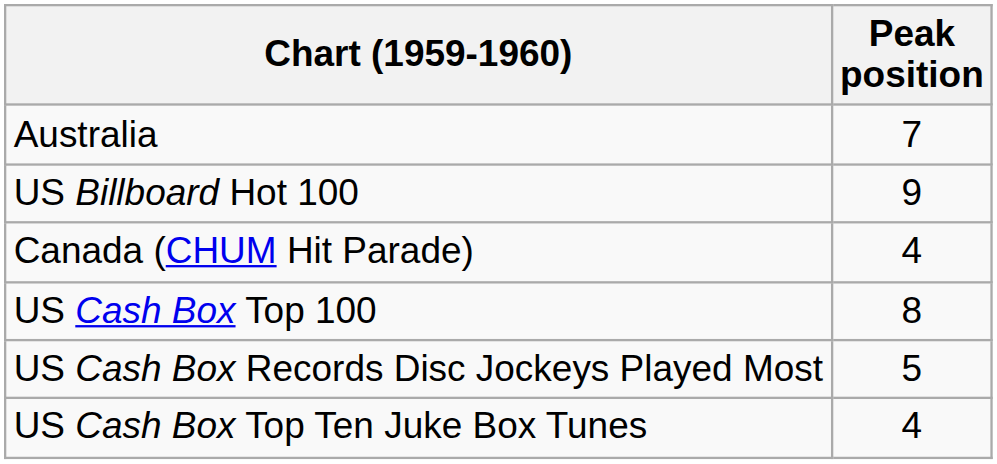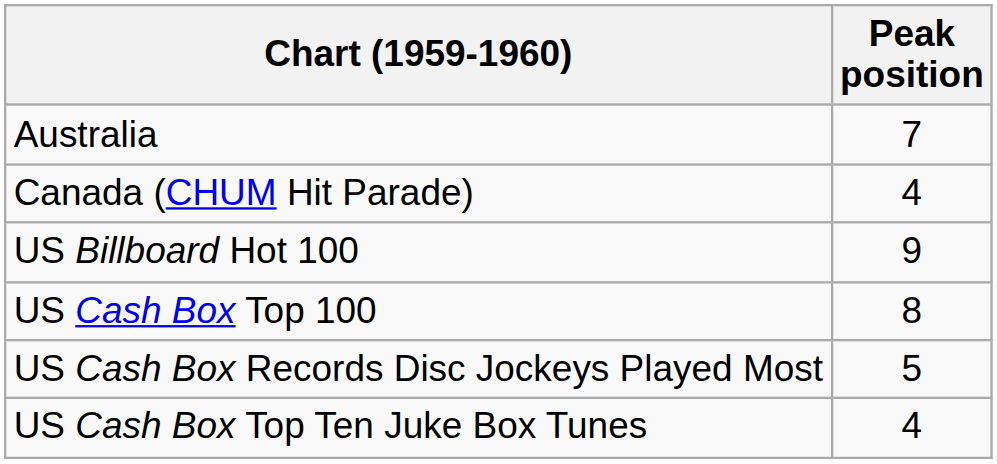rows swapped: (244, 251) <-> (186, 192)
